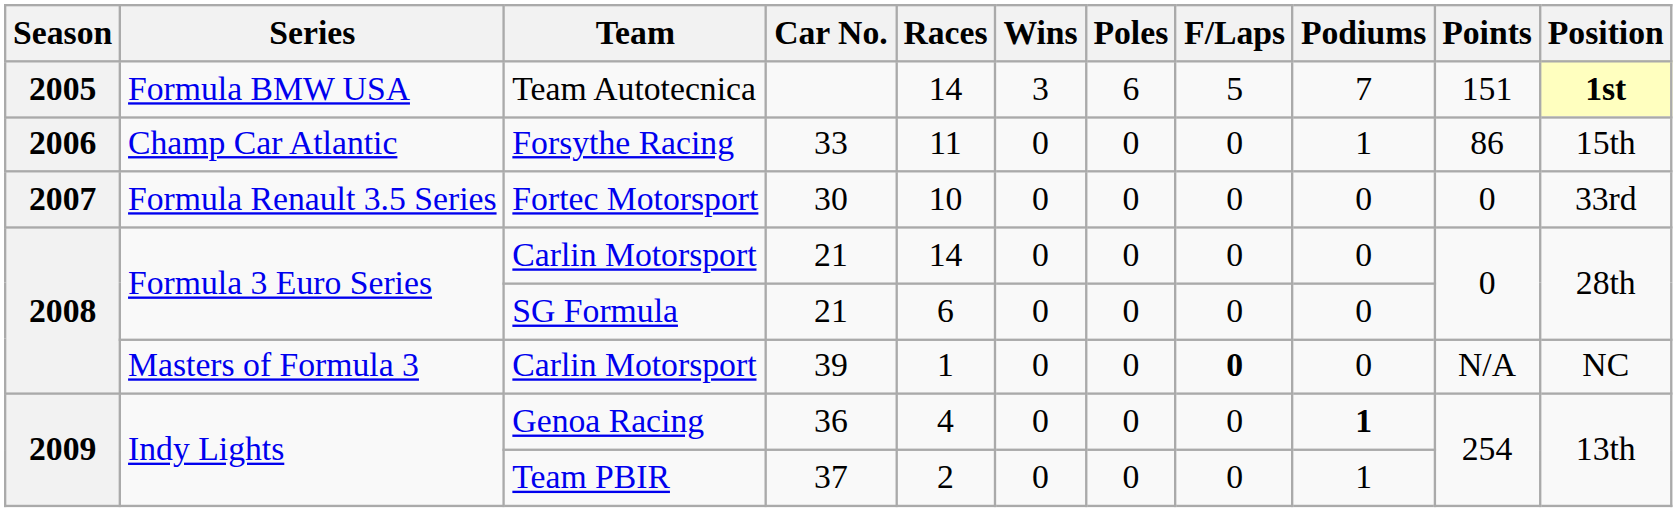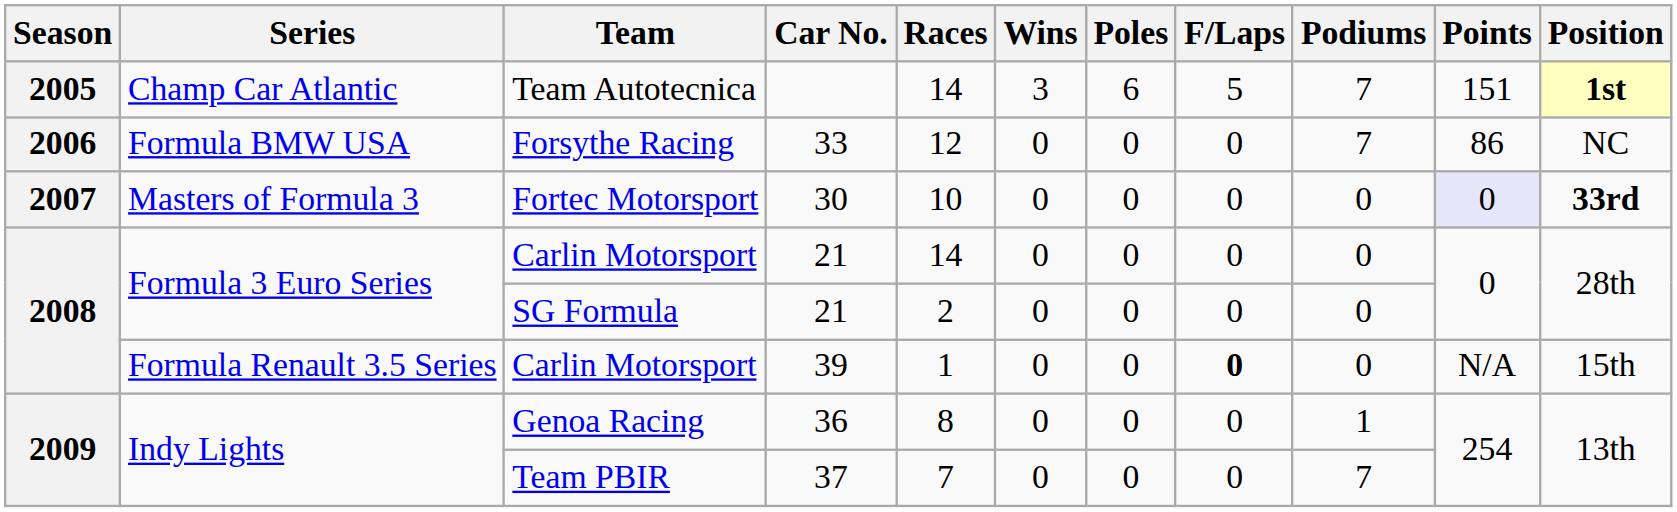(269, 88) Formula BMW USA -> (263, 88) Champ Car Atlantic
(263, 143) Champ Car Atlantic -> (269, 143) Formula BMW USA
(946, 143) 11 -> (946, 143) 12
(1364, 143) 1 -> (1364, 143) 7
(1606, 143) 15th -> (1606, 143) NC
(312, 199) Formula Renault 3.5 Series -> (274, 199) Masters of Formula 3
(1487, 199) no background -> (1487, 199) lavender background
(1606, 199) normal -> (1606, 199) bold
(946, 310) 6 -> (946, 310) 2
(274, 366) Masters of Formula 3 -> (312, 366) Formula Renault 3.5 Series
(1606, 366) NC -> (1606, 366) 15th
(946, 421) 4 -> (946, 421) 8
(1364, 421) bold -> (1364, 421) normal
(946, 477) 2 -> (946, 477) 7
(1364, 477) 1 -> (1364, 477) 7
